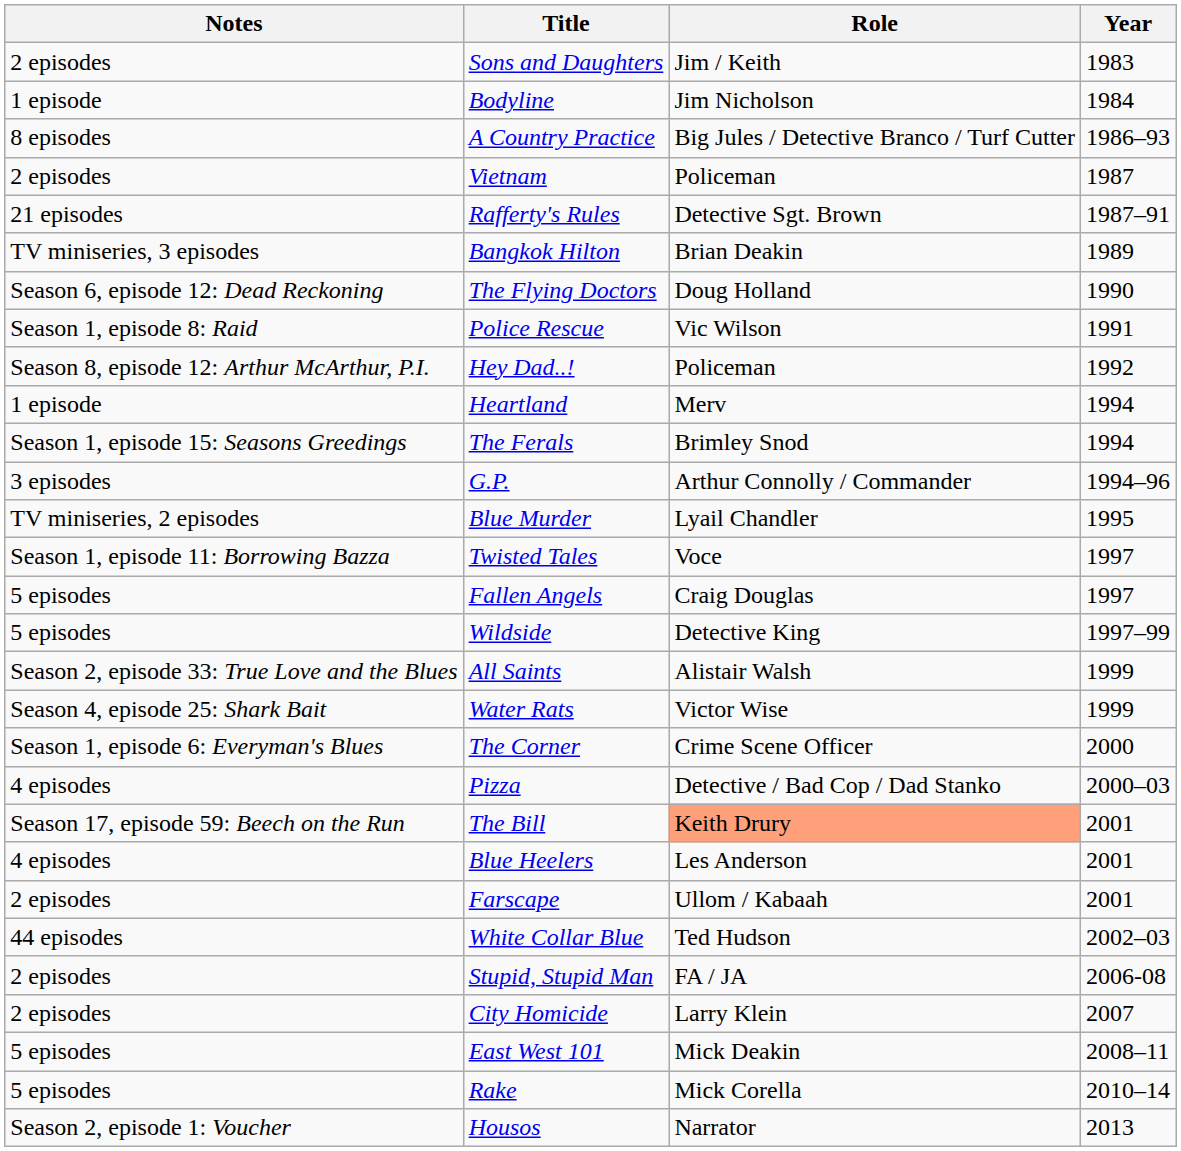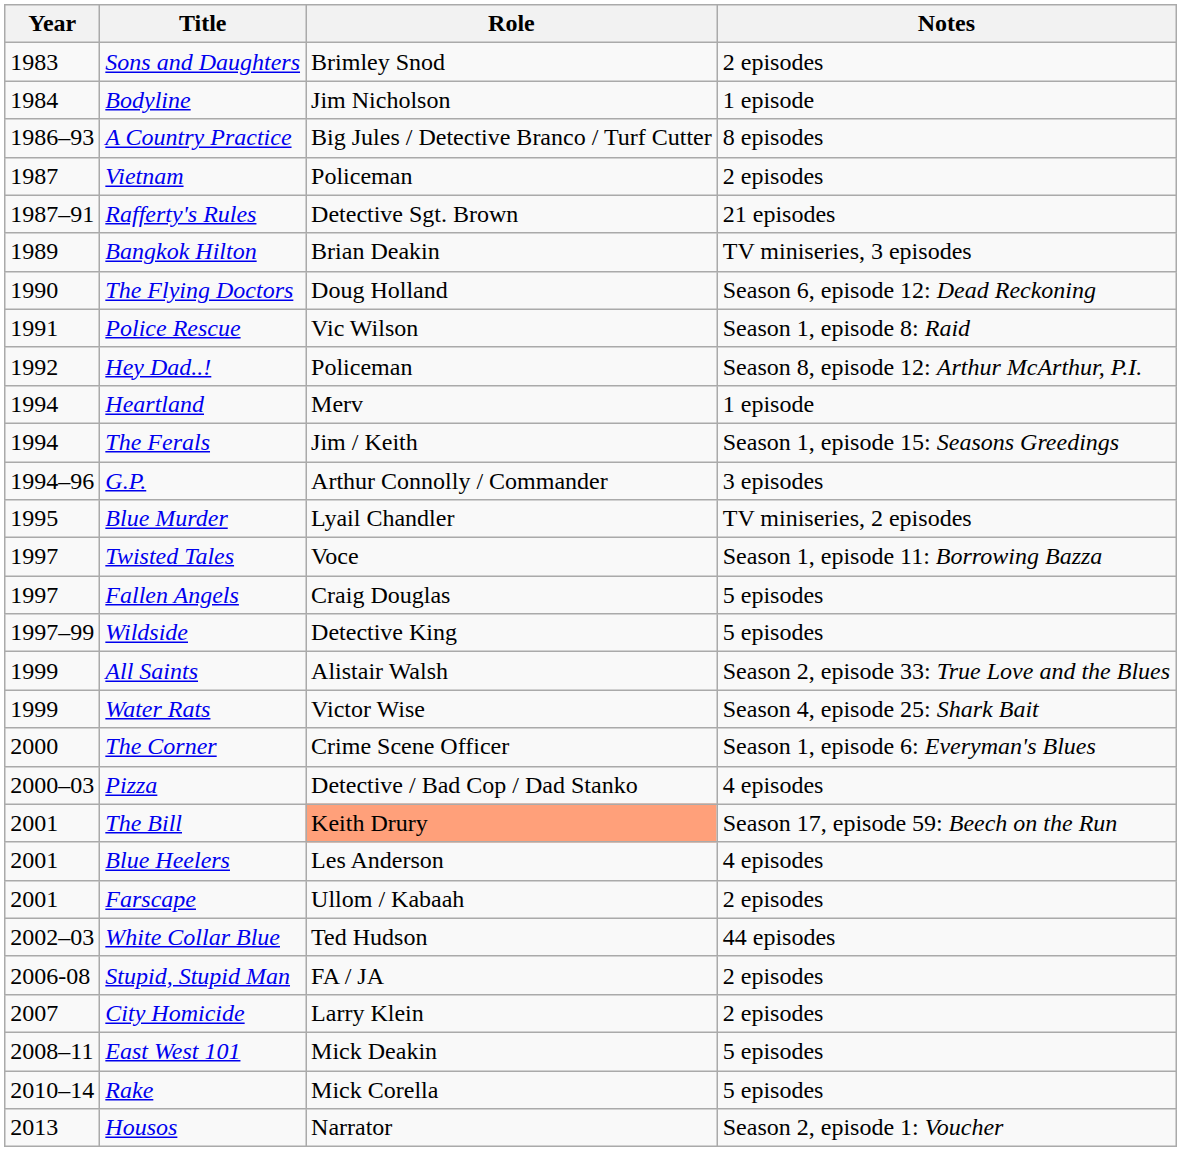columns swapped: (1128, 23) <-> (234, 23)
(728, 61) Jim / Keith -> (378, 61) Brimley Snod
(741, 442) Brimley Snod -> (364, 442) Jim / Keith
